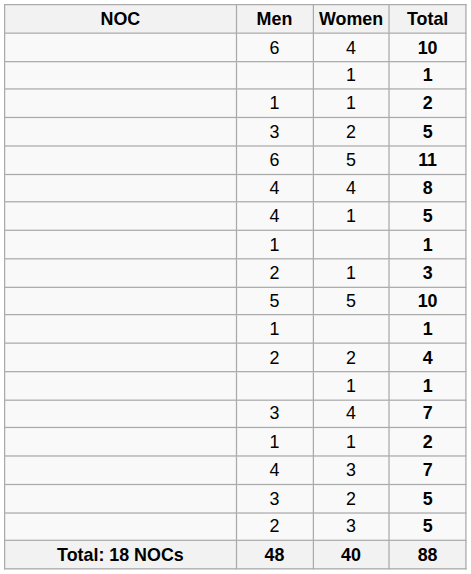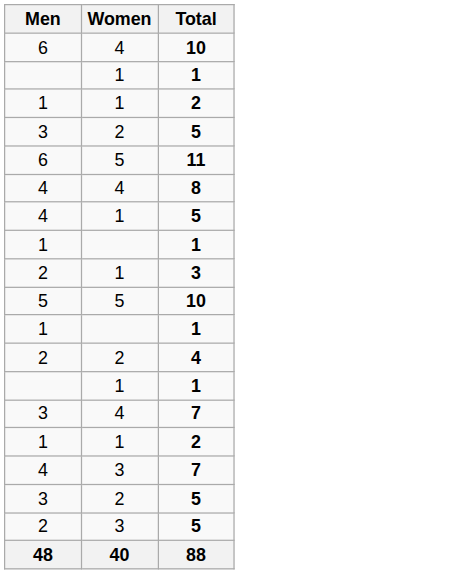- column: (120, 19)
